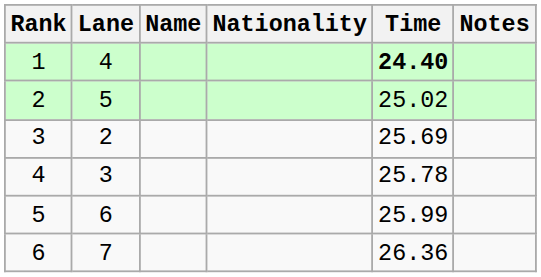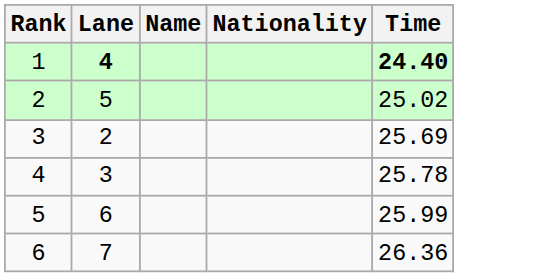- column: (495, 24)
(106, 62) normal -> (106, 62) bold
